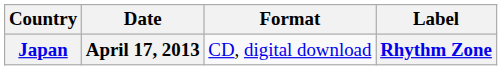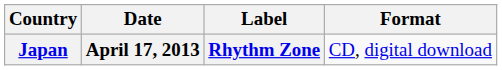columns swapped: (290, 19) <-> (436, 19)
